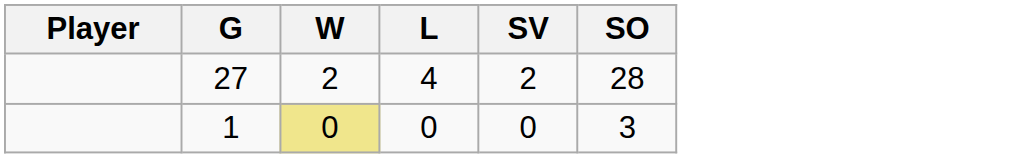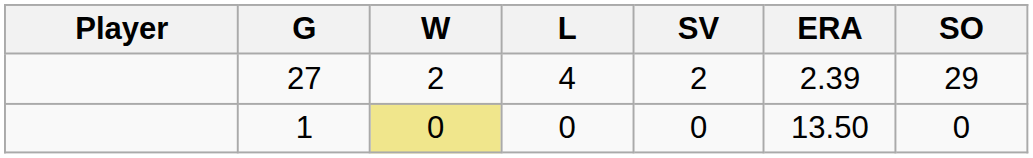+ column: (830, 29)
(627, 78) 28 -> (961, 78) 29
(627, 127) 3 -> (961, 127) 0
